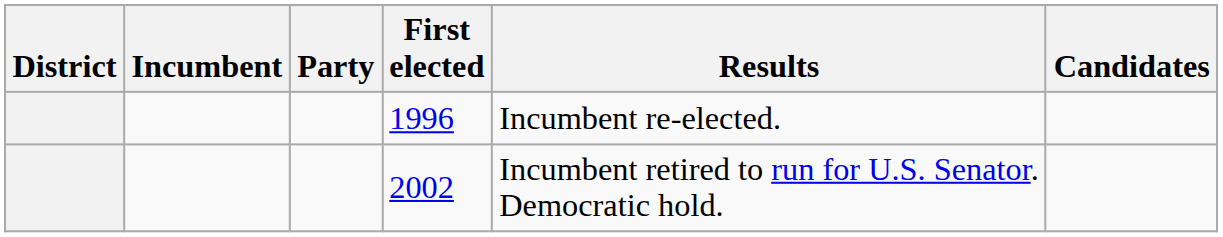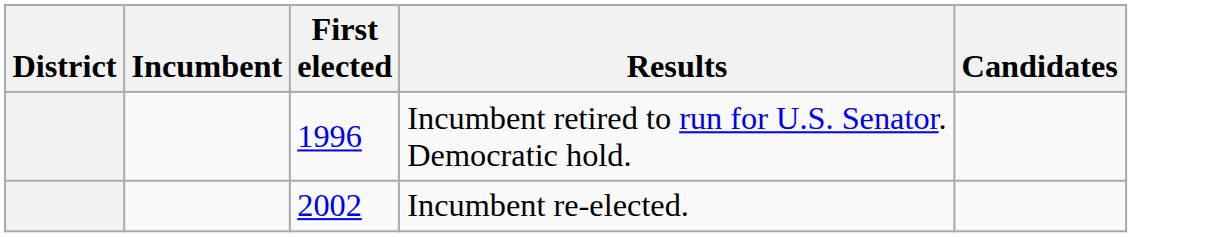- column: (336, 66)
(640, 117) Incumbent re-elected. -> (677, 135) Incumbent retired to run for U.S. Senator. Democratic hold.
(769, 187) Incumbent retired to run for U.S. Senator. Democratic hold. -> (548, 205) Incumbent re-elected.
